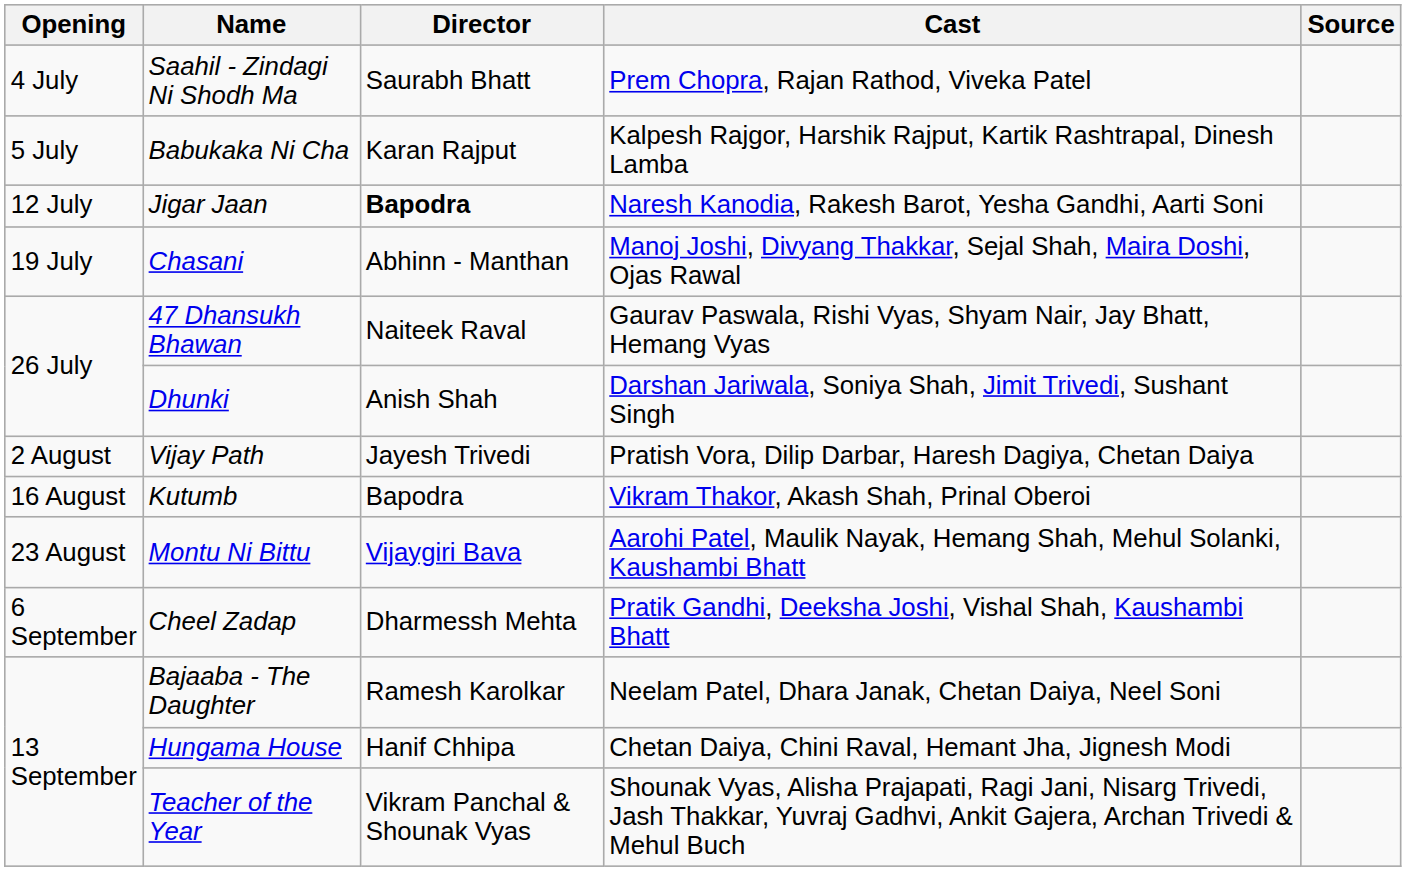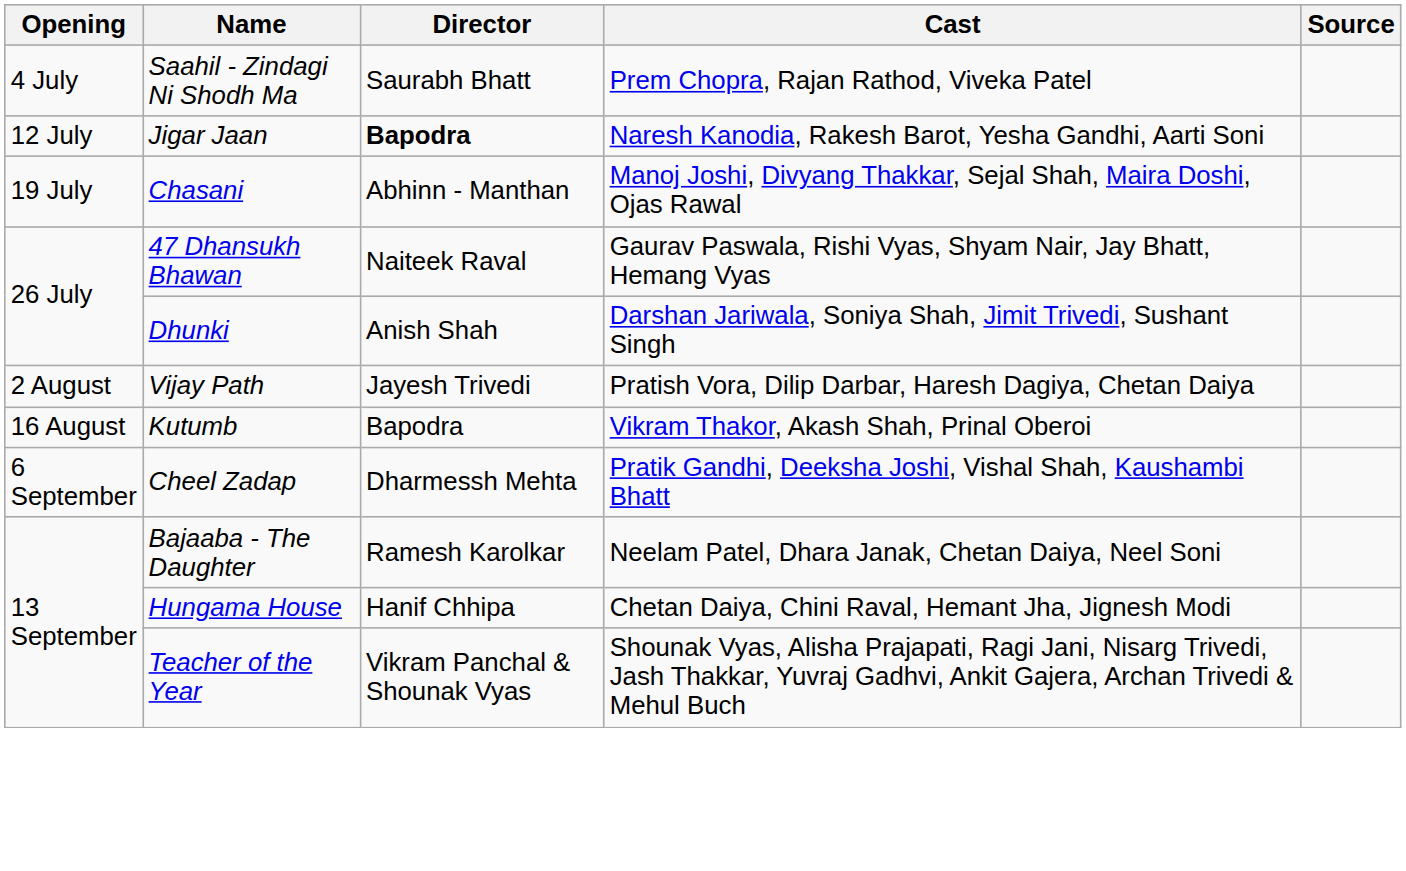- row: (249, 150)
- row: (230, 552)
